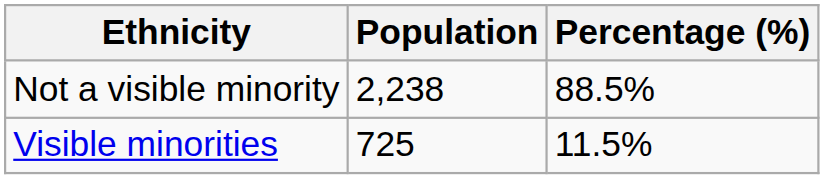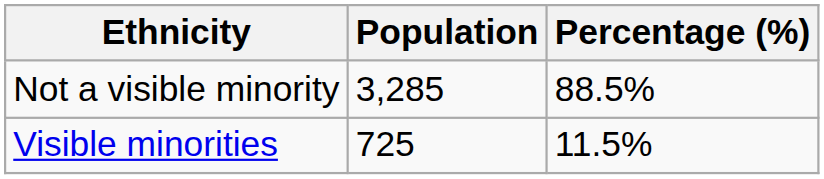(400, 88) 2,238 -> (400, 88) 3,285
